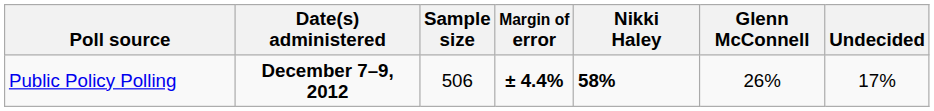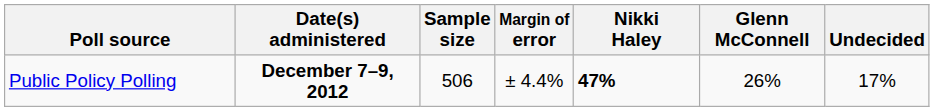(534, 80) bold -> (534, 80) normal
(597, 80) 58% -> (597, 80) 47%
